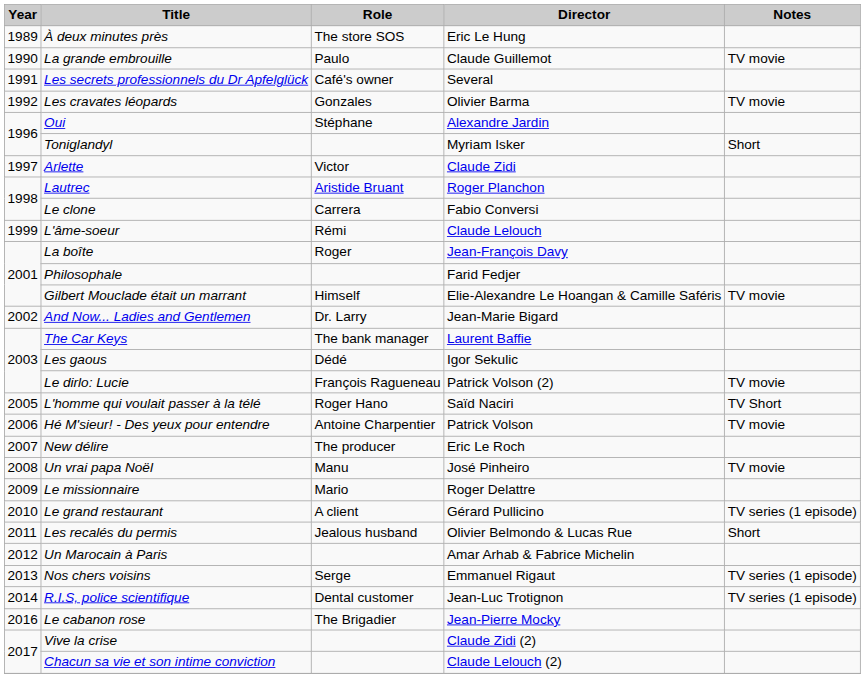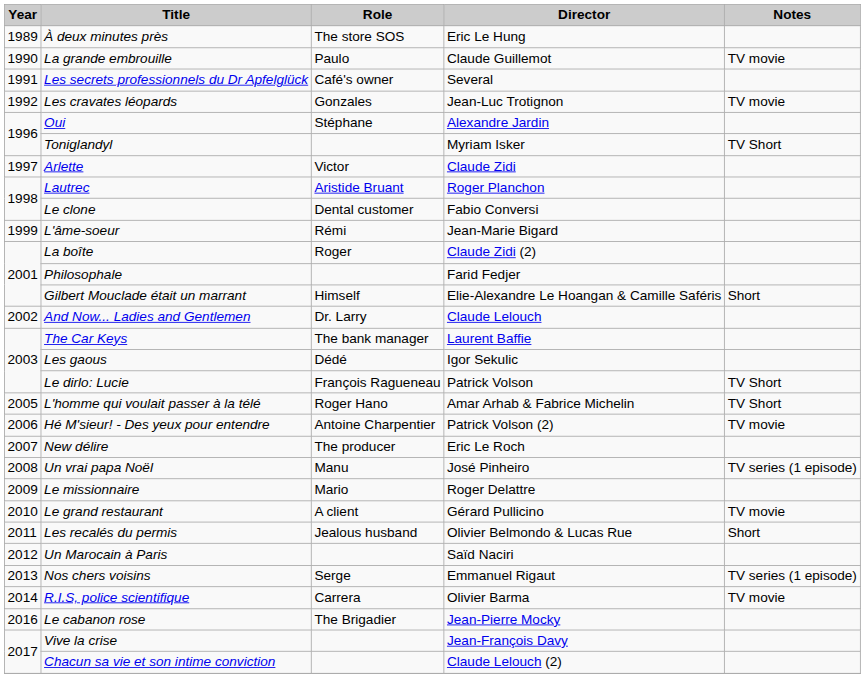(488, 101) Olivier Barma -> (505, 101) Jean-Luc Trotignon
(744, 144) Short -> (754, 144) TV Short
(337, 209) Carrera -> (364, 209) Dental customer
(494, 230) Claude Lelouch -> (503, 230) Jean-Marie Bigard
(507, 252) Jean-François Davy -> (492, 252) Claude Zidi (2)
(756, 295) TV movie -> (744, 295) Short
(503, 317) Jean-Marie Bigard -> (494, 317) Claude Lelouch
(500, 381) Patrick Volson (2) -> (490, 381) Patrick Volson
(756, 381) TV movie -> (754, 381) TV Short
(480, 403) Saïd Naciri -> (541, 403) Amar Arhab & Fabrice Michelin
(490, 425) Patrick Volson -> (500, 425) Patrick Volson (2)
(756, 468) TV movie -> (792, 468) TV series (1 episode)
(792, 511) TV series (1 episode) -> (756, 511) TV movie
(541, 554) Amar Arhab & Fabrice Michelin -> (480, 554) Saïd Naciri
(364, 597) Dental customer -> (337, 597) Carrera
(505, 597) Jean-Luc Trotignon -> (488, 597) Olivier Barma
(792, 597) TV series (1 episode) -> (756, 597) TV movie
(492, 640) Claude Zidi (2) -> (507, 640) Jean-François Davy
